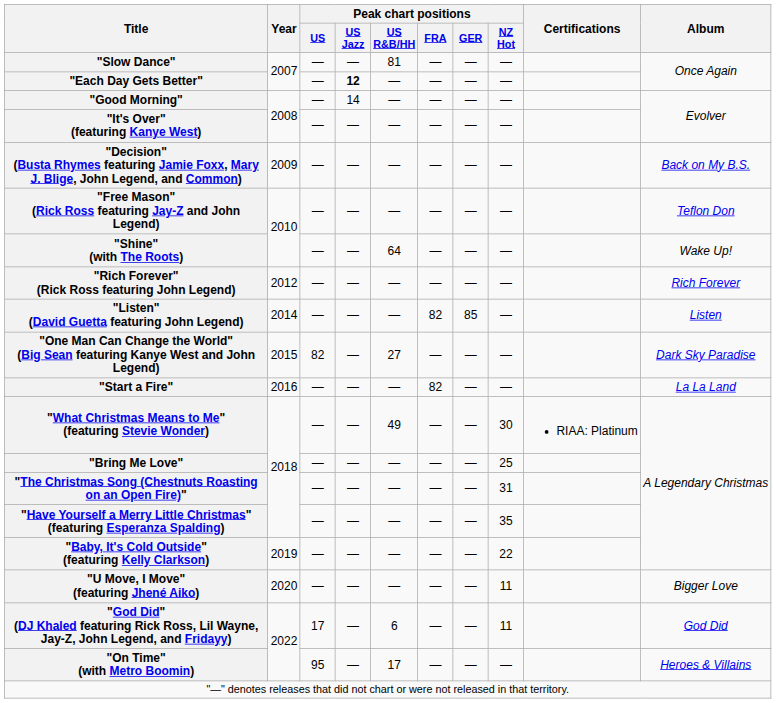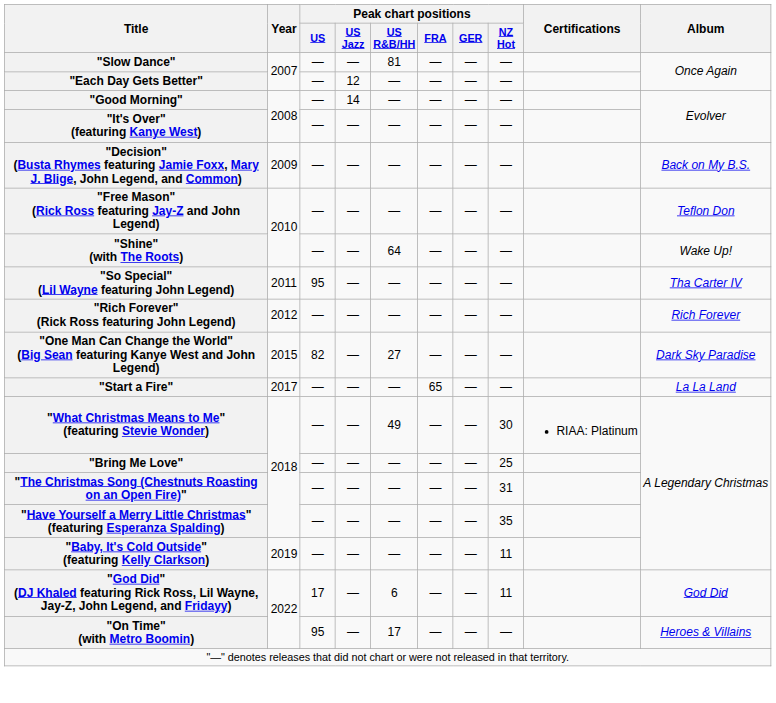(353, 81) bold -> (353, 81) normal
+ row: (136, 283)
- row: (136, 315)
(284, 387) 2016 -> (284, 387) 2017
(435, 387) 82 -> (435, 387) 65
(506, 553) 22 -> (506, 553) 11
- row: (136, 586)
